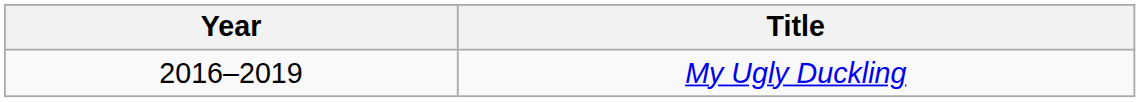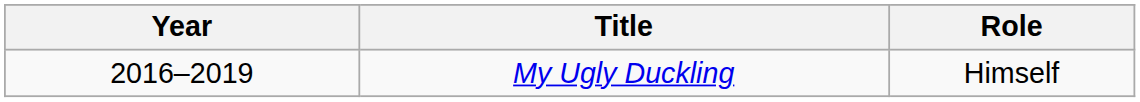+ column: (1012, 27)
